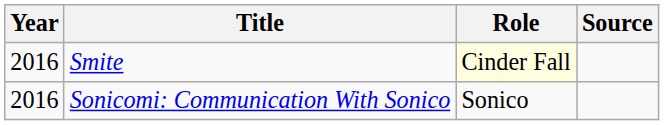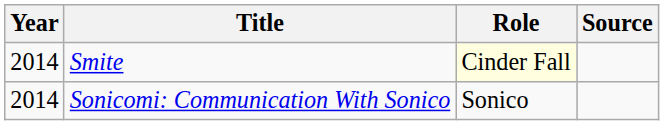(34, 61) 2016 -> (34, 61) 2014
(34, 100) 2016 -> (34, 100) 2014
